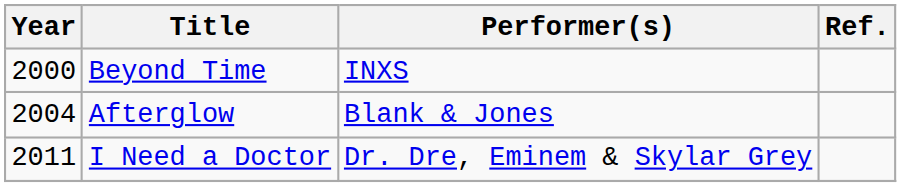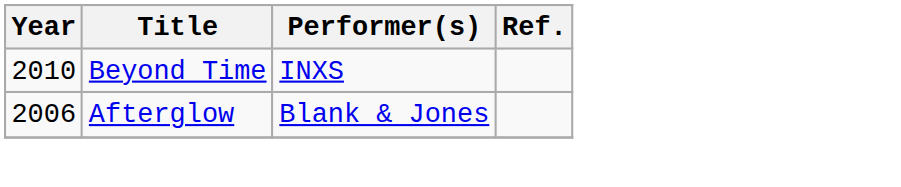(44, 71) 2000 -> (44, 71) 2010
(44, 115) 2004 -> (44, 115) 2006
- row: (210, 159)
